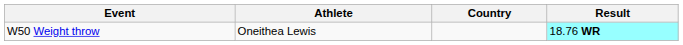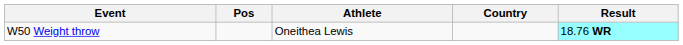+ column: (244, 13)
